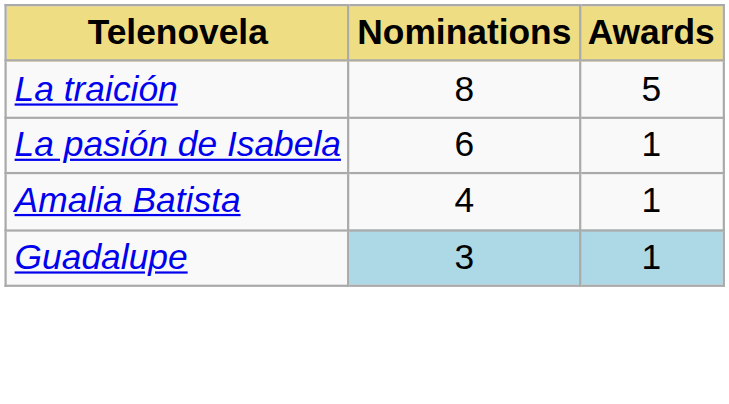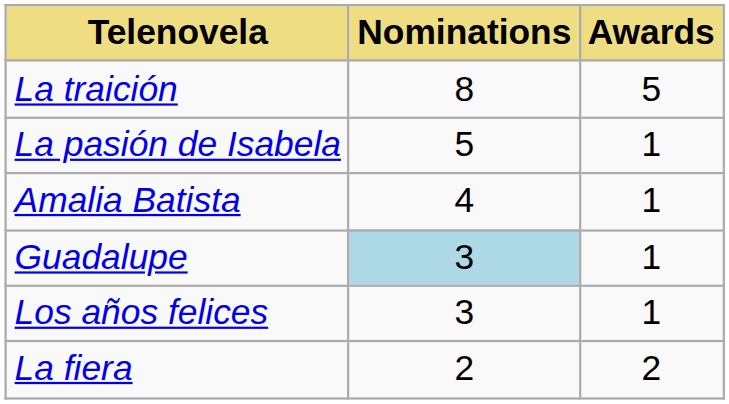(464, 144) 6 -> (464, 144) 5
(651, 256) lightblue background -> (651, 256) no background
+ row: (141, 312)
+ row: (74, 369)
